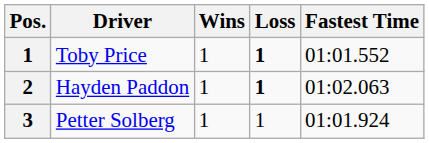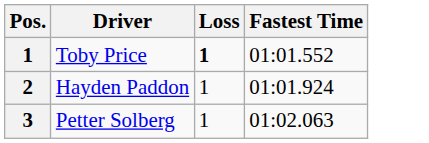- column: (222, 21)
(260, 87) bold -> (204, 87) normal
(347, 87) 01:02.063 -> (291, 87) 01:01.924
(347, 120) 01:01.924 -> (291, 120) 01:02.063
